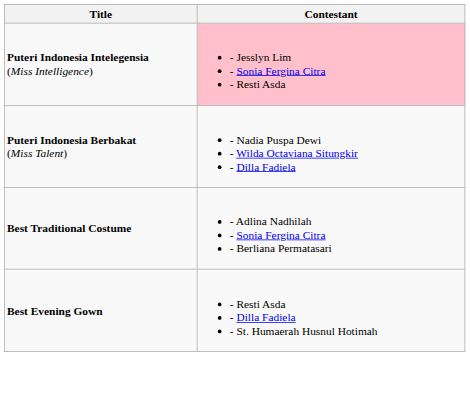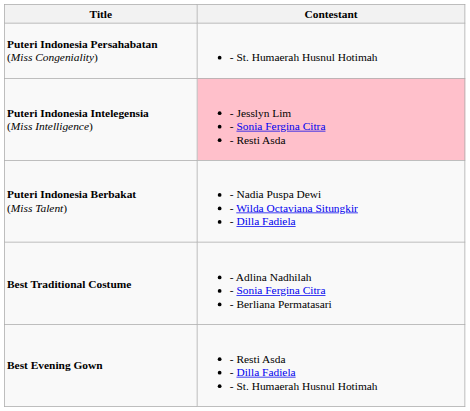+ row: (82, 51)
